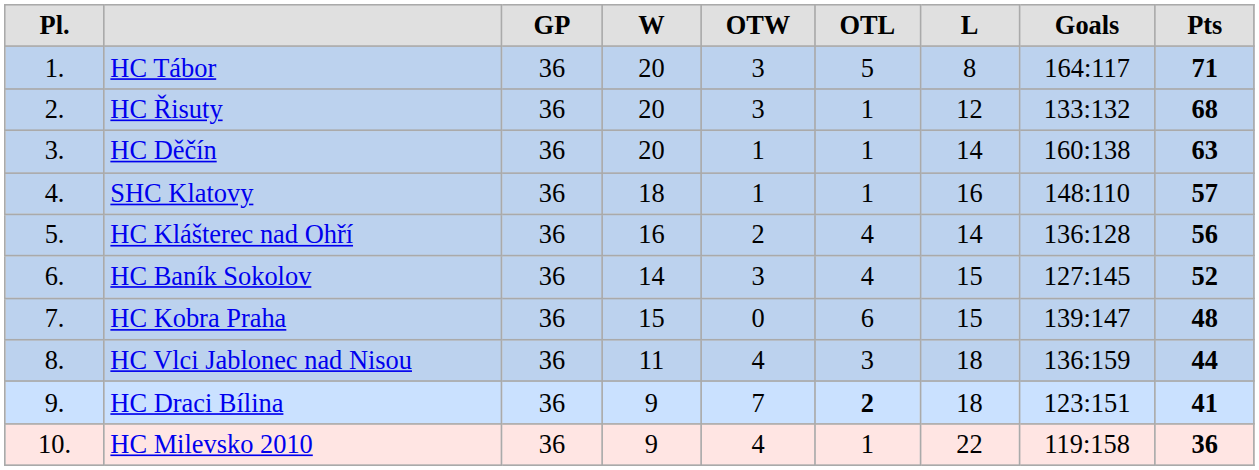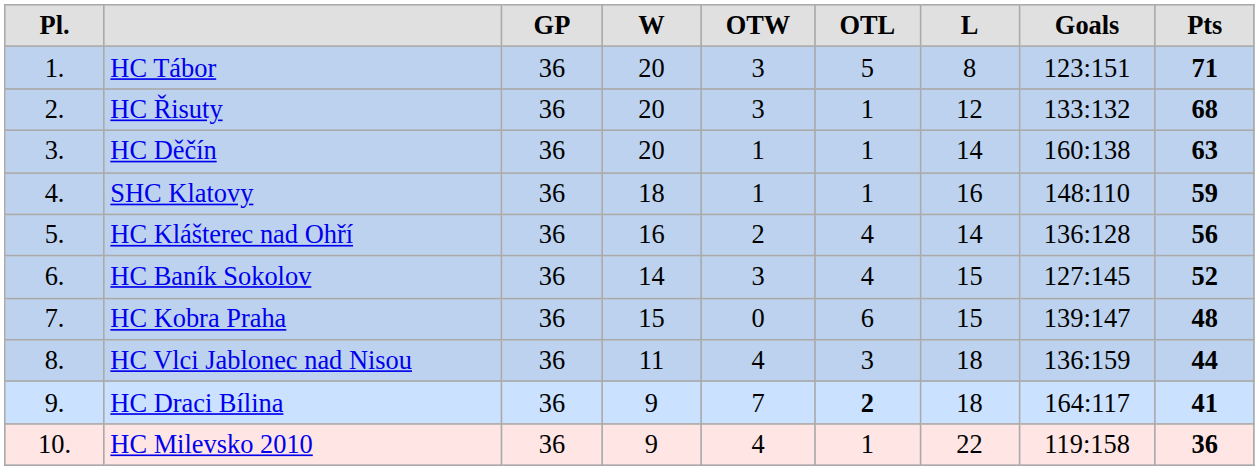(1087, 67) 164:117 -> (1087, 67) 123:151
(1205, 192) 57 -> (1205, 192) 59
(1087, 402) 123:151 -> (1087, 402) 164:117
